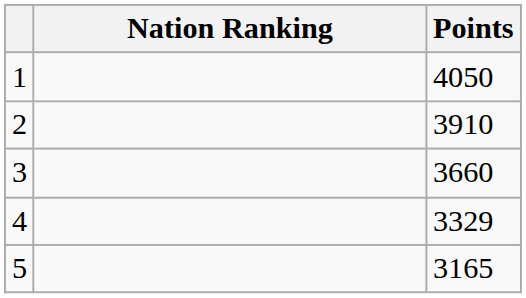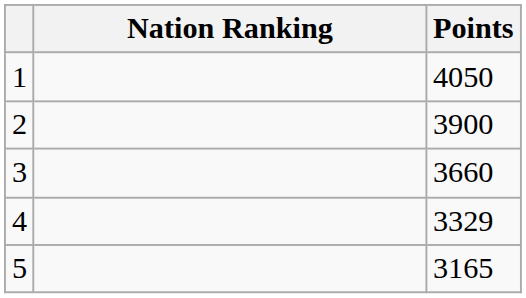(463, 124) 3910 -> (463, 124) 3900
